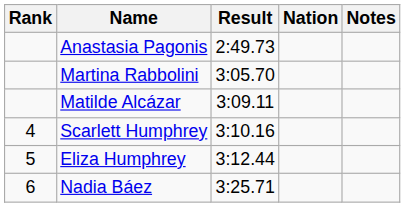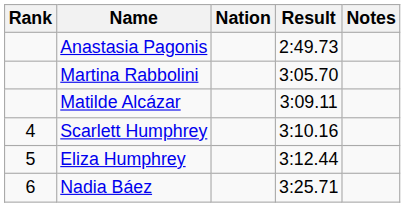columns swapped: (311, 18) <-> (245, 18)
